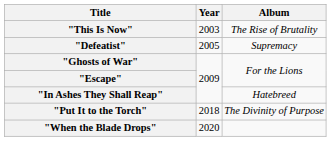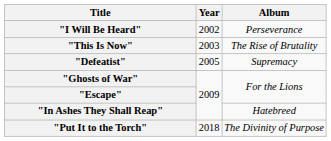+ row: (100, 29)
- row: (100, 128)
